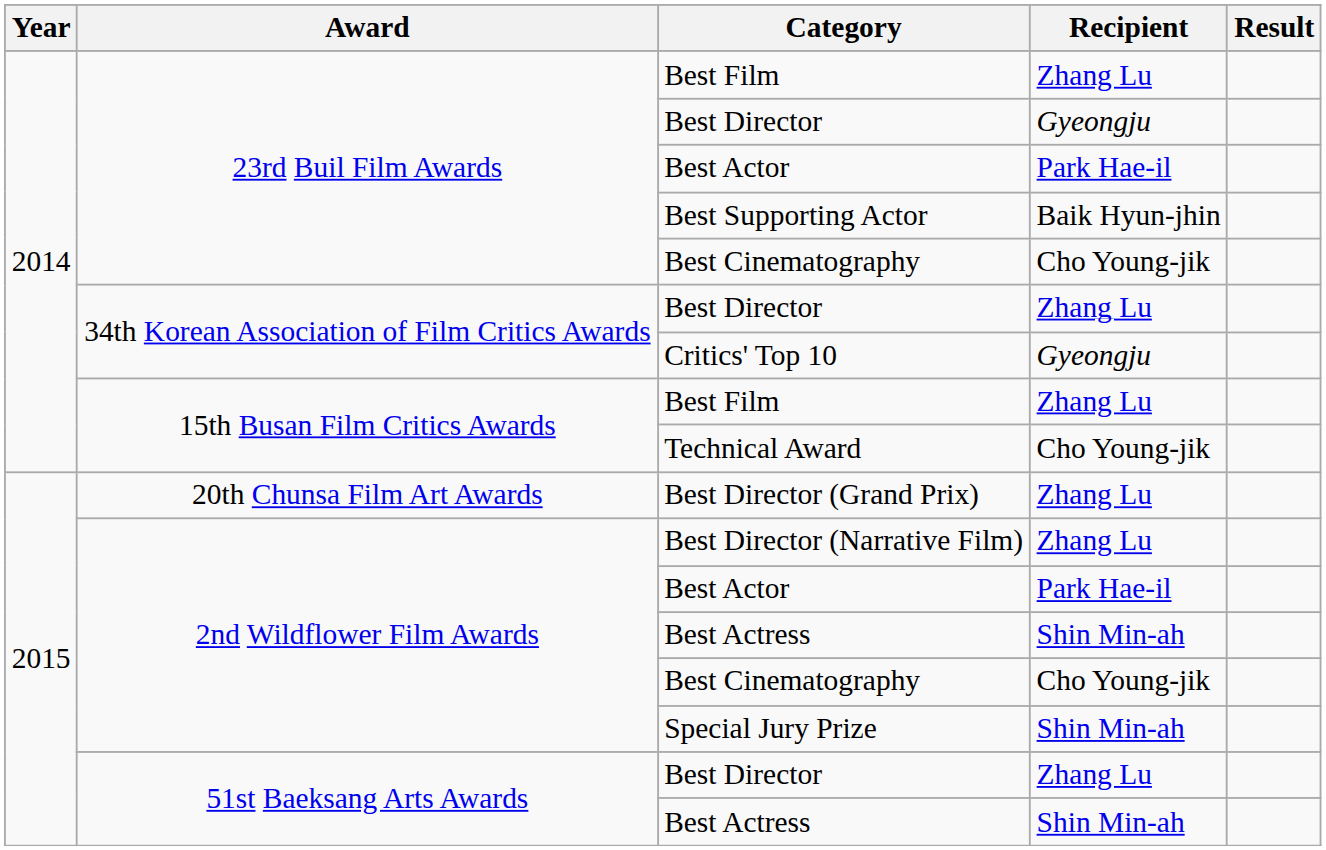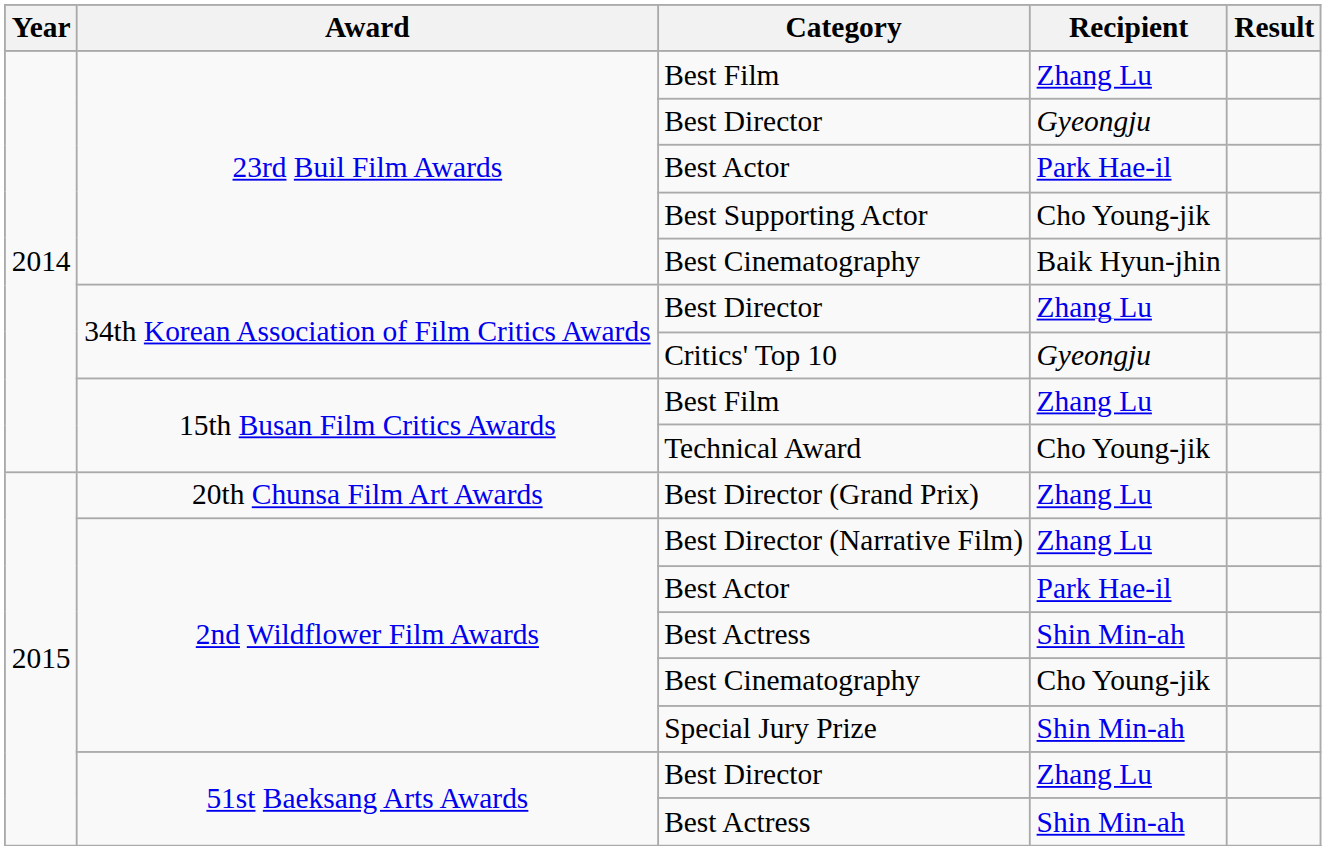(1129, 214) Baik Hyun-jhin -> (1123, 214) Cho Young-jik
(1123, 261) Cho Young-jik -> (1129, 261) Baik Hyun-jhin
